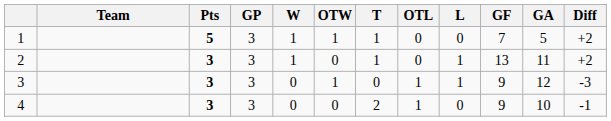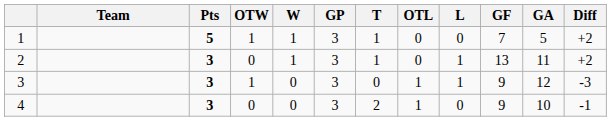columns swapped: (252, 15) <-> (335, 15)
